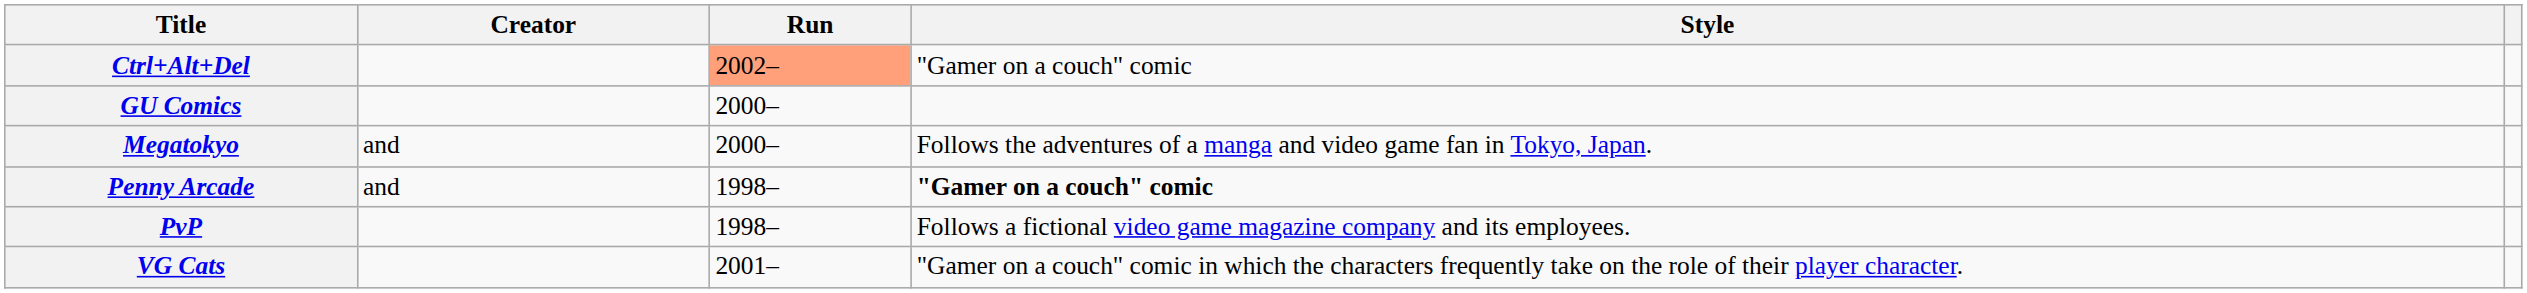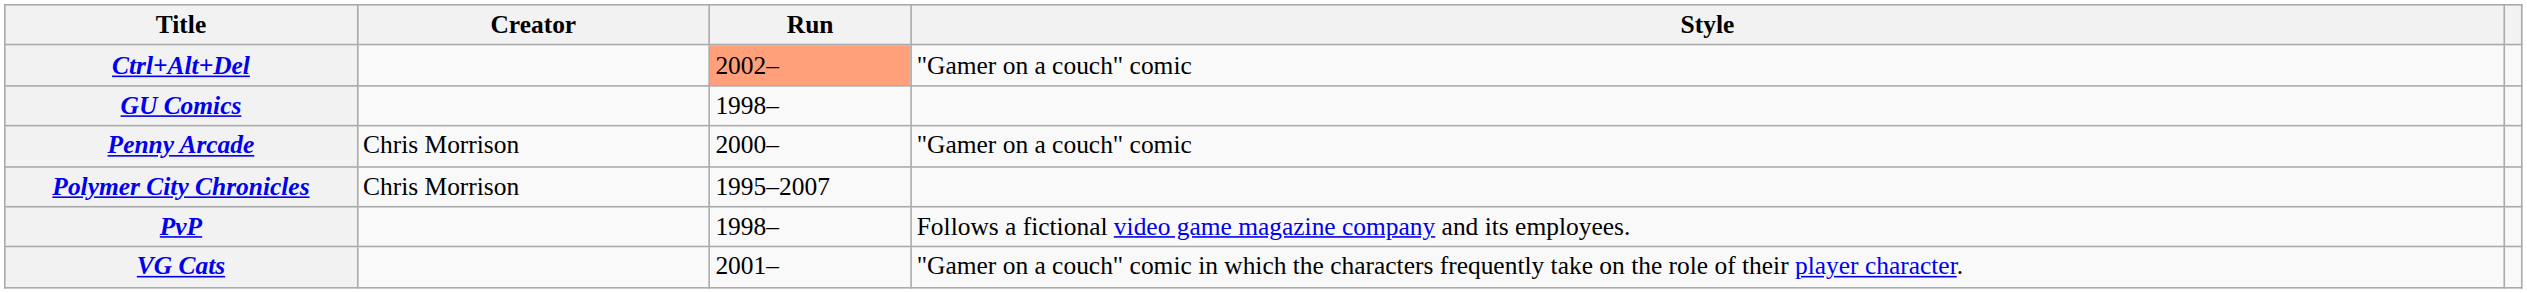(747, 105) 2000– -> (747, 105) 1998–
- row: (181, 145)
(381, 186) and -> (441, 145) Chris Morrison
(747, 186) 1998– -> (747, 145) 2000–
(1065, 186) bold -> (1054, 145) normal
+ row: (181, 186)
